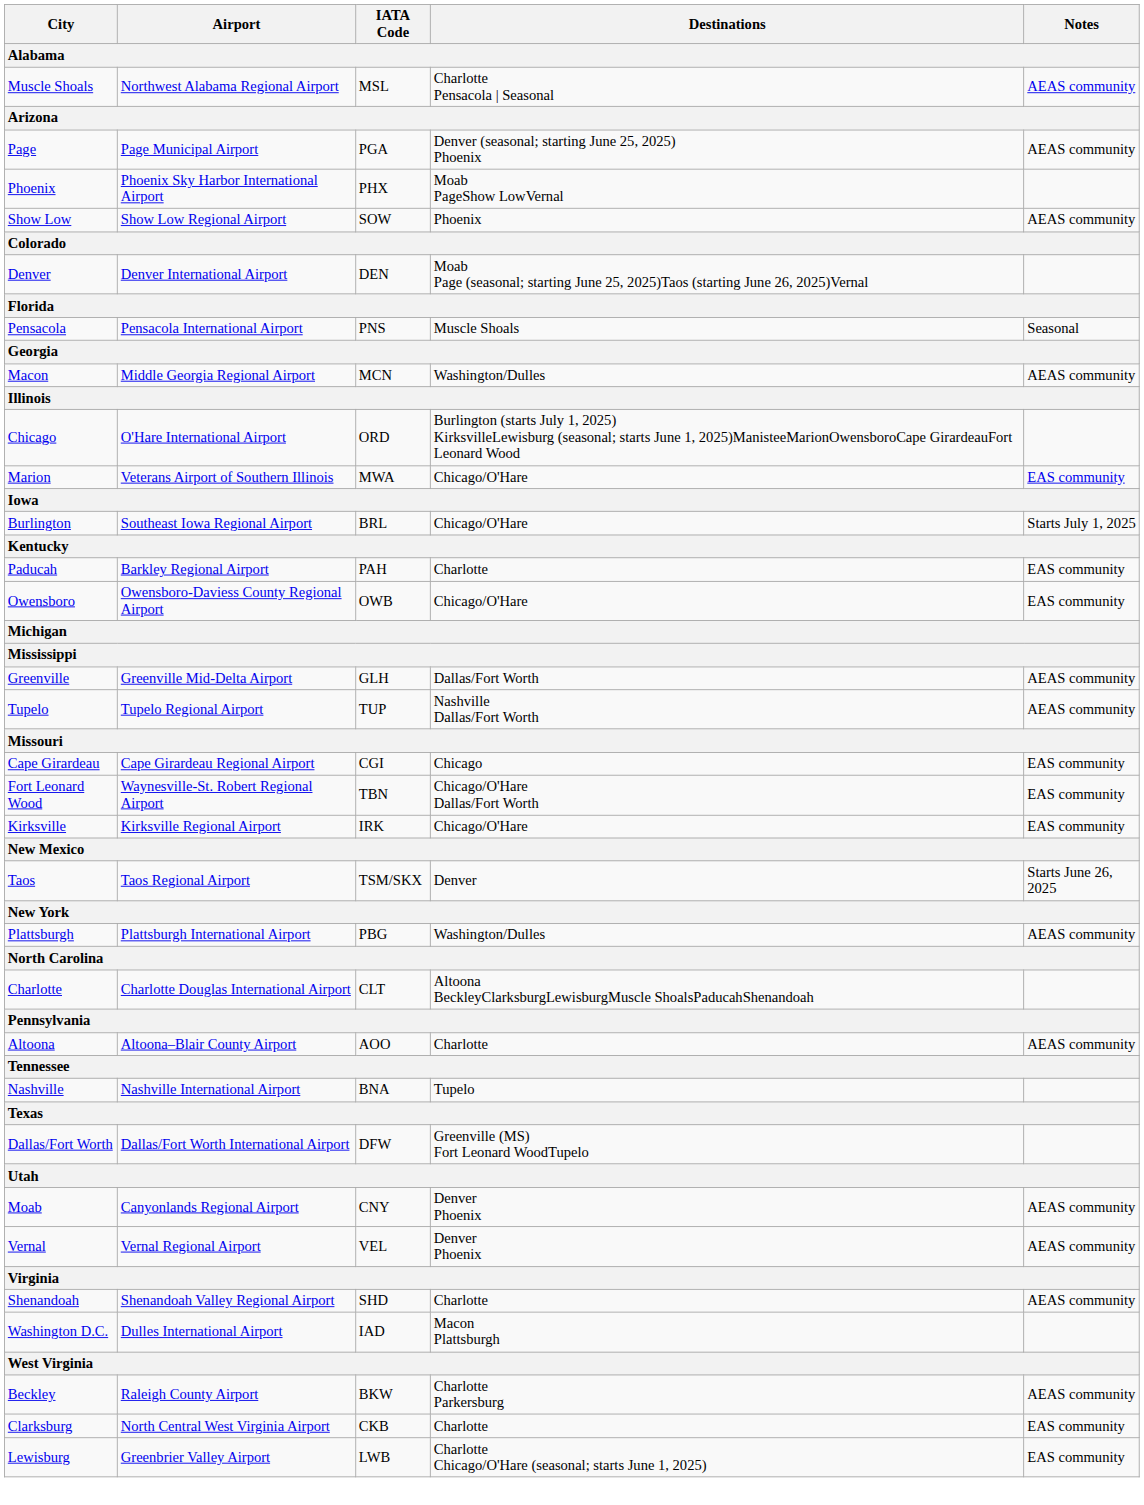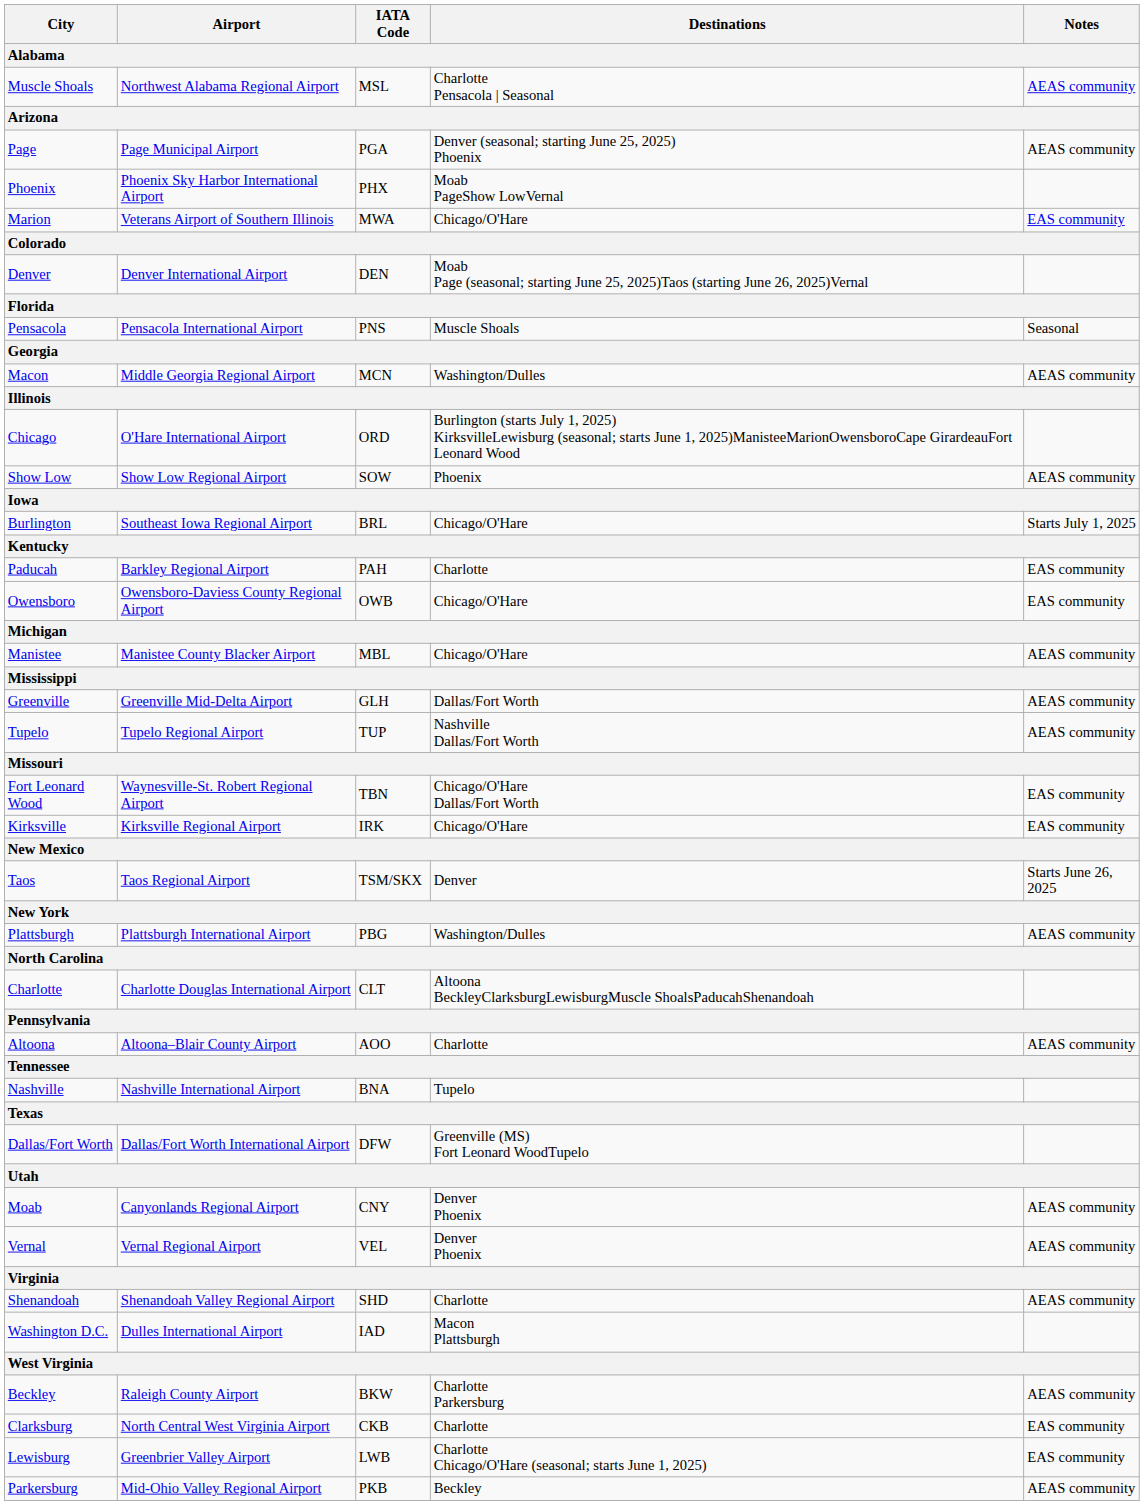rows swapped: (40, 220) <-> (29, 477)
+ row: (34, 655)
- row: (54, 763)
+ row: (43, 1488)
